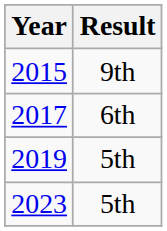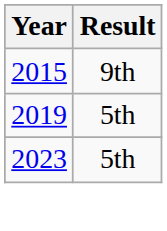- row: (39, 114)
